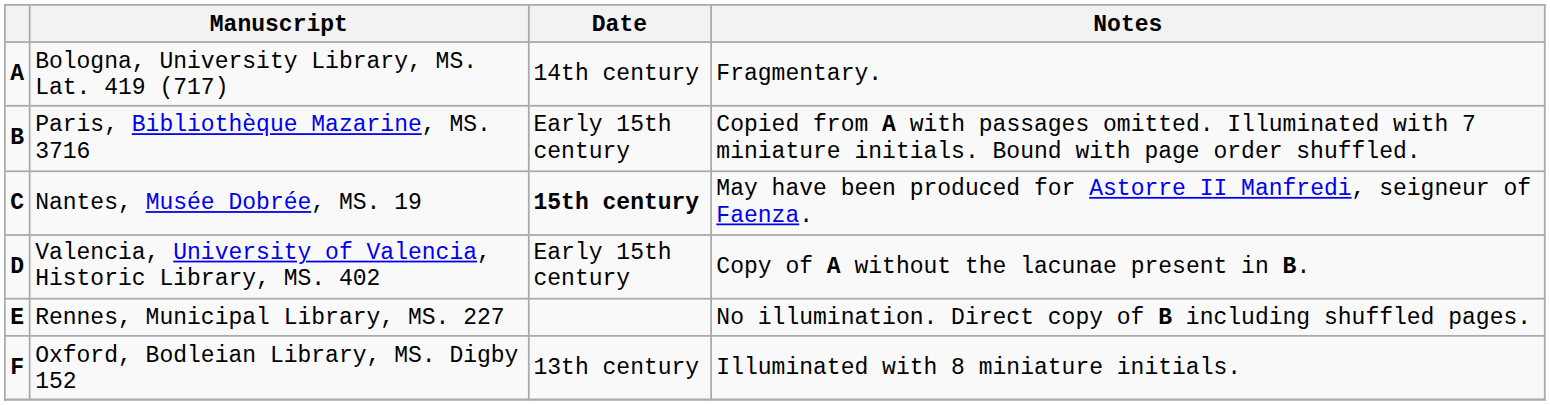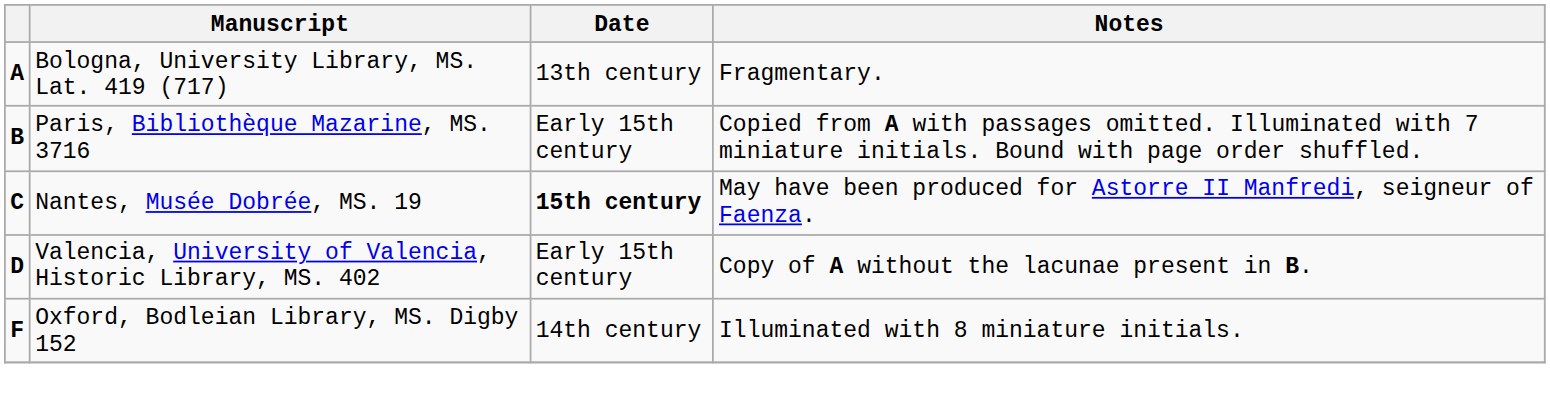(616, 74) 14th century -> (618, 74) 13th century
- row: (270, 317)
(616, 368) 13th century -> (618, 331) 14th century
